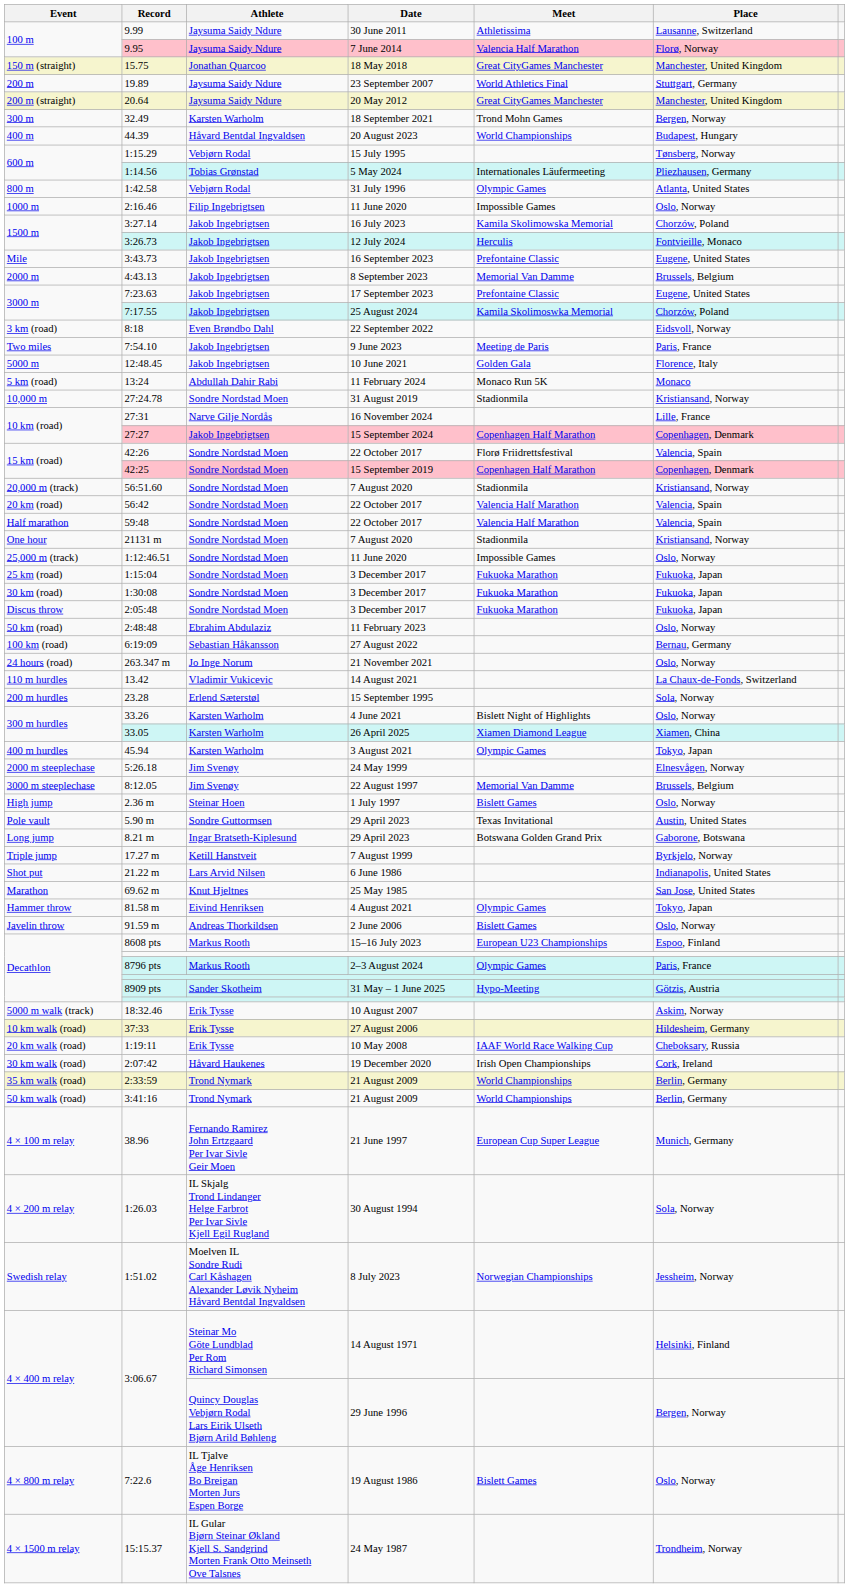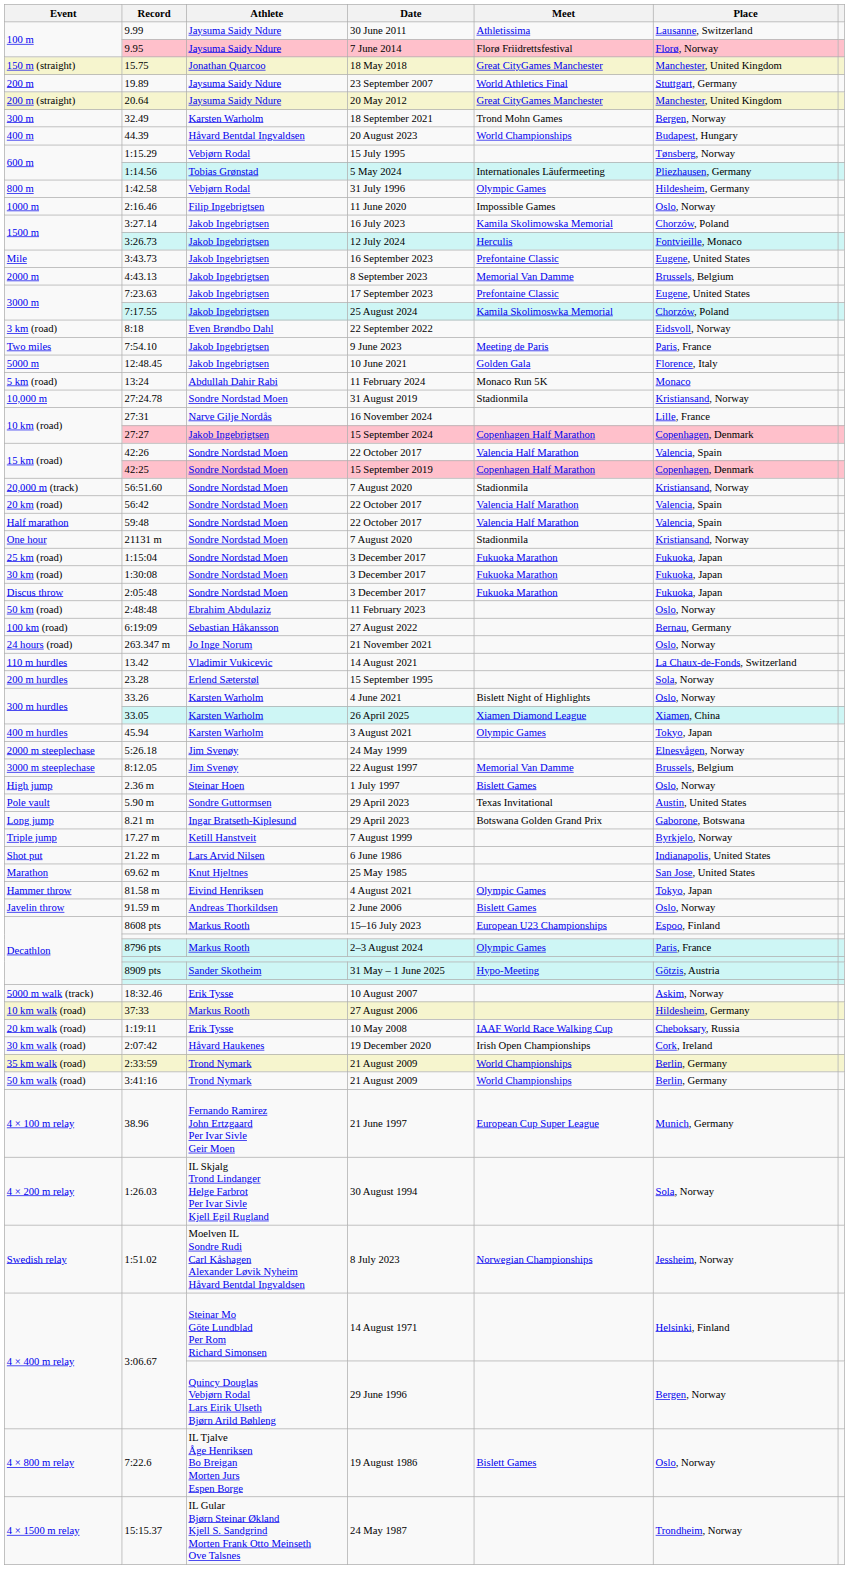(528, 48) Valencia Half Marathon -> (524, 48) Florø Friidrettsfestival
(703, 188) Atlanta, United States -> (703, 188) Hildesheim, Germany
(525, 452) Florø Friidrettsfestival -> (528, 452) Valencia Half Marathon
- row: (147, 557)
(211, 1028) Erik Tysse -> (219, 1010) Markus Rooth
